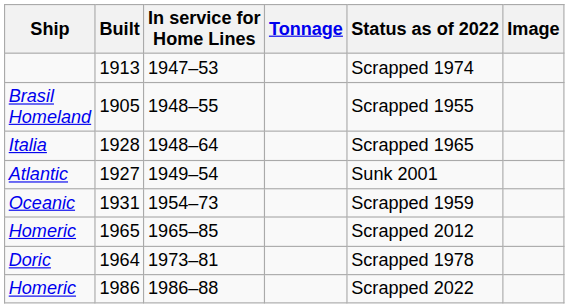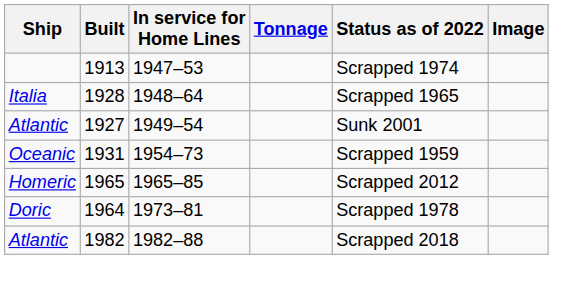- row: (120, 106)
+ row: (104, 239)
- row: (120, 288)
